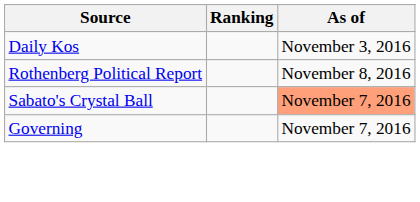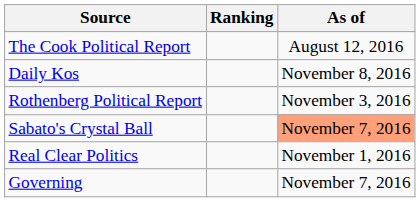+ row: (99, 45)
(346, 45) November 3, 2016 -> (346, 73) November 8, 2016
(346, 73) November 8, 2016 -> (346, 100) November 3, 2016
+ row: (73, 155)
